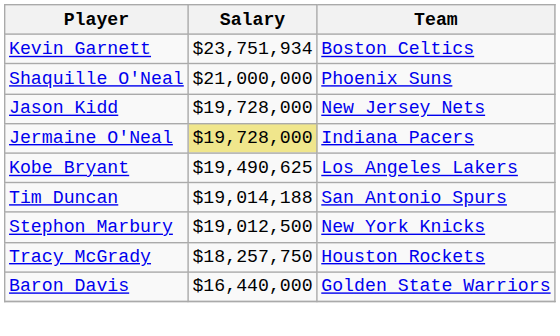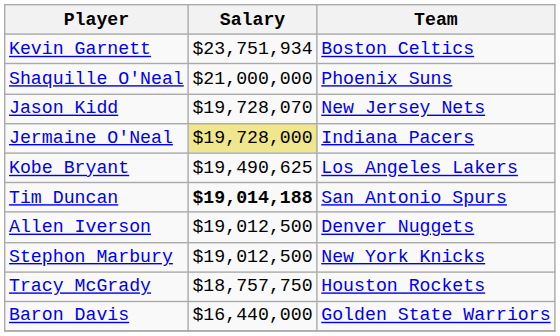(253, 109) $19,728,000 -> (253, 109) $19,728,070
(253, 198) normal -> (253, 198) bold
+ row: (80, 227)
(253, 257) $18,257,750 -> (253, 286) $18,757,750
